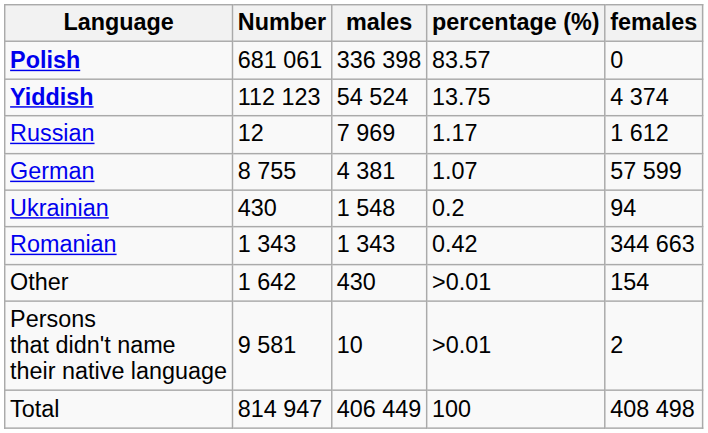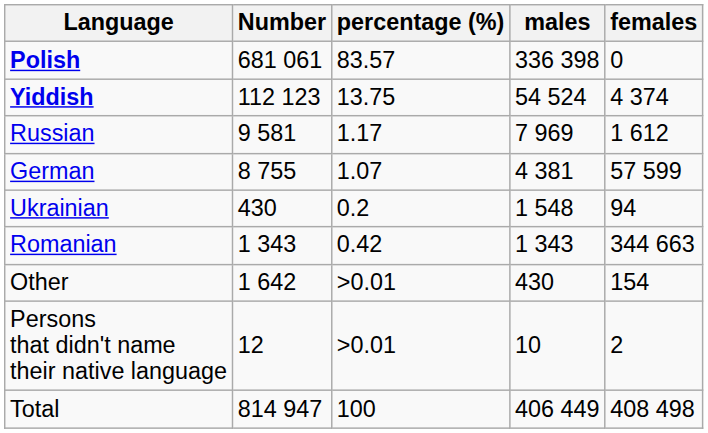columns swapped: (516, 23) <-> (379, 23)
(251, 134) 12 -> (267, 134) 9 581
(267, 345) 9 581 -> (251, 345) 12
